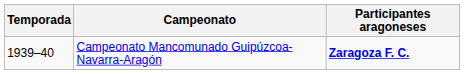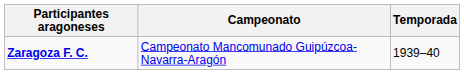columns swapped: (39, 20) <-> (393, 20)
